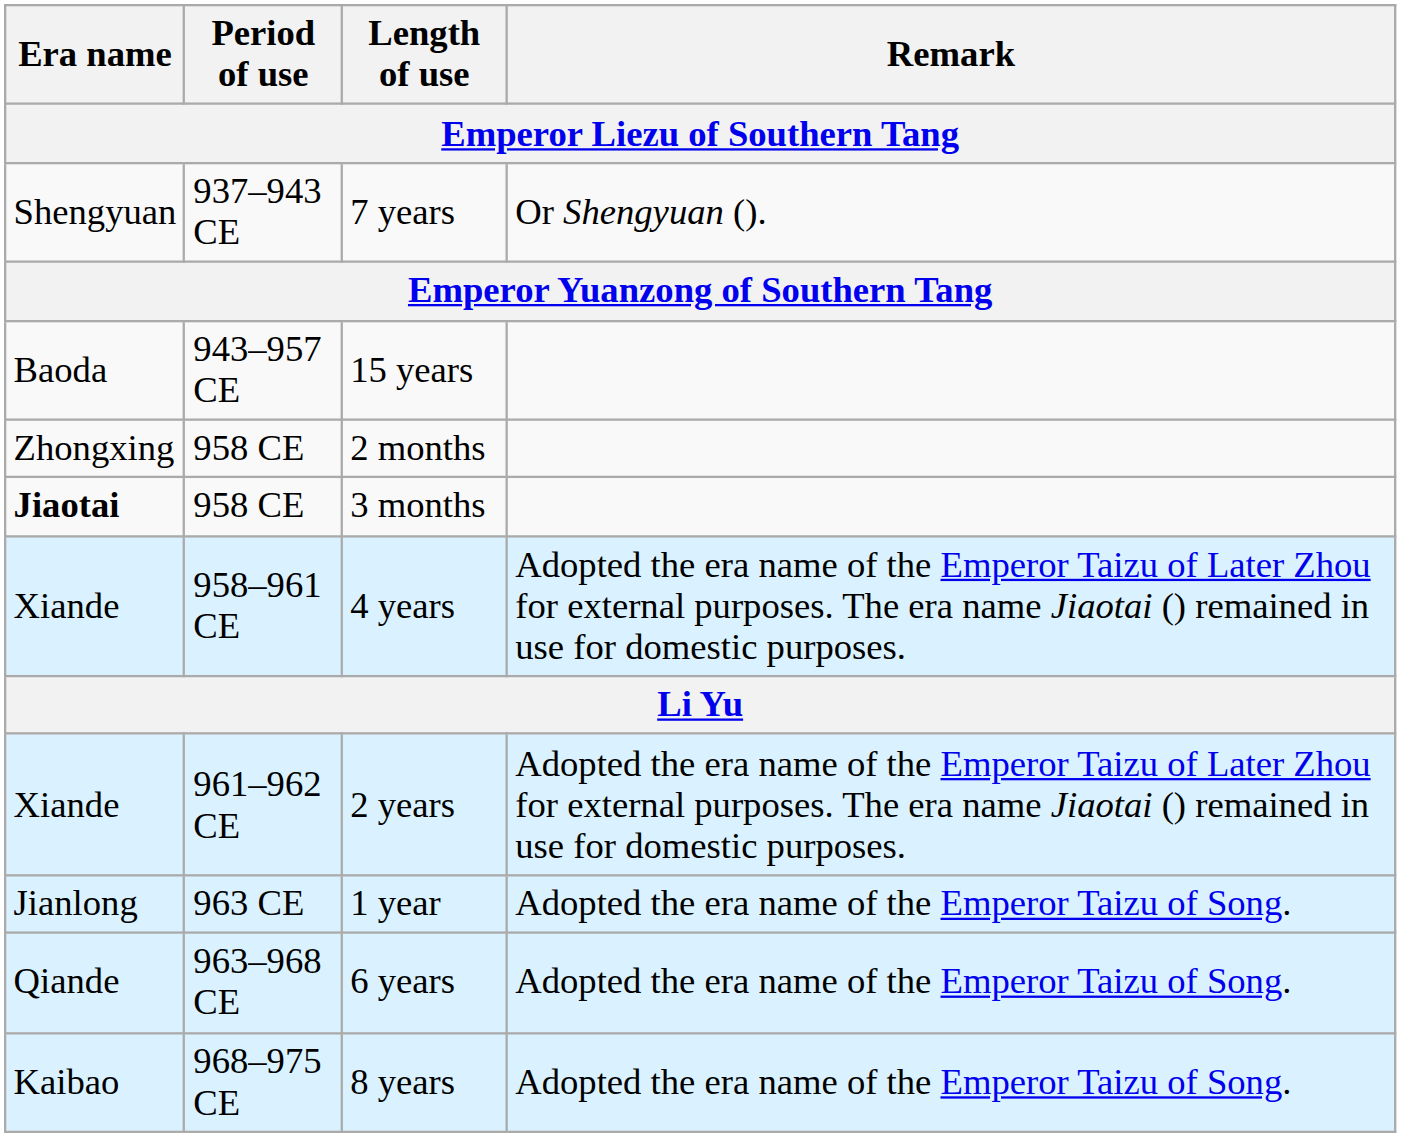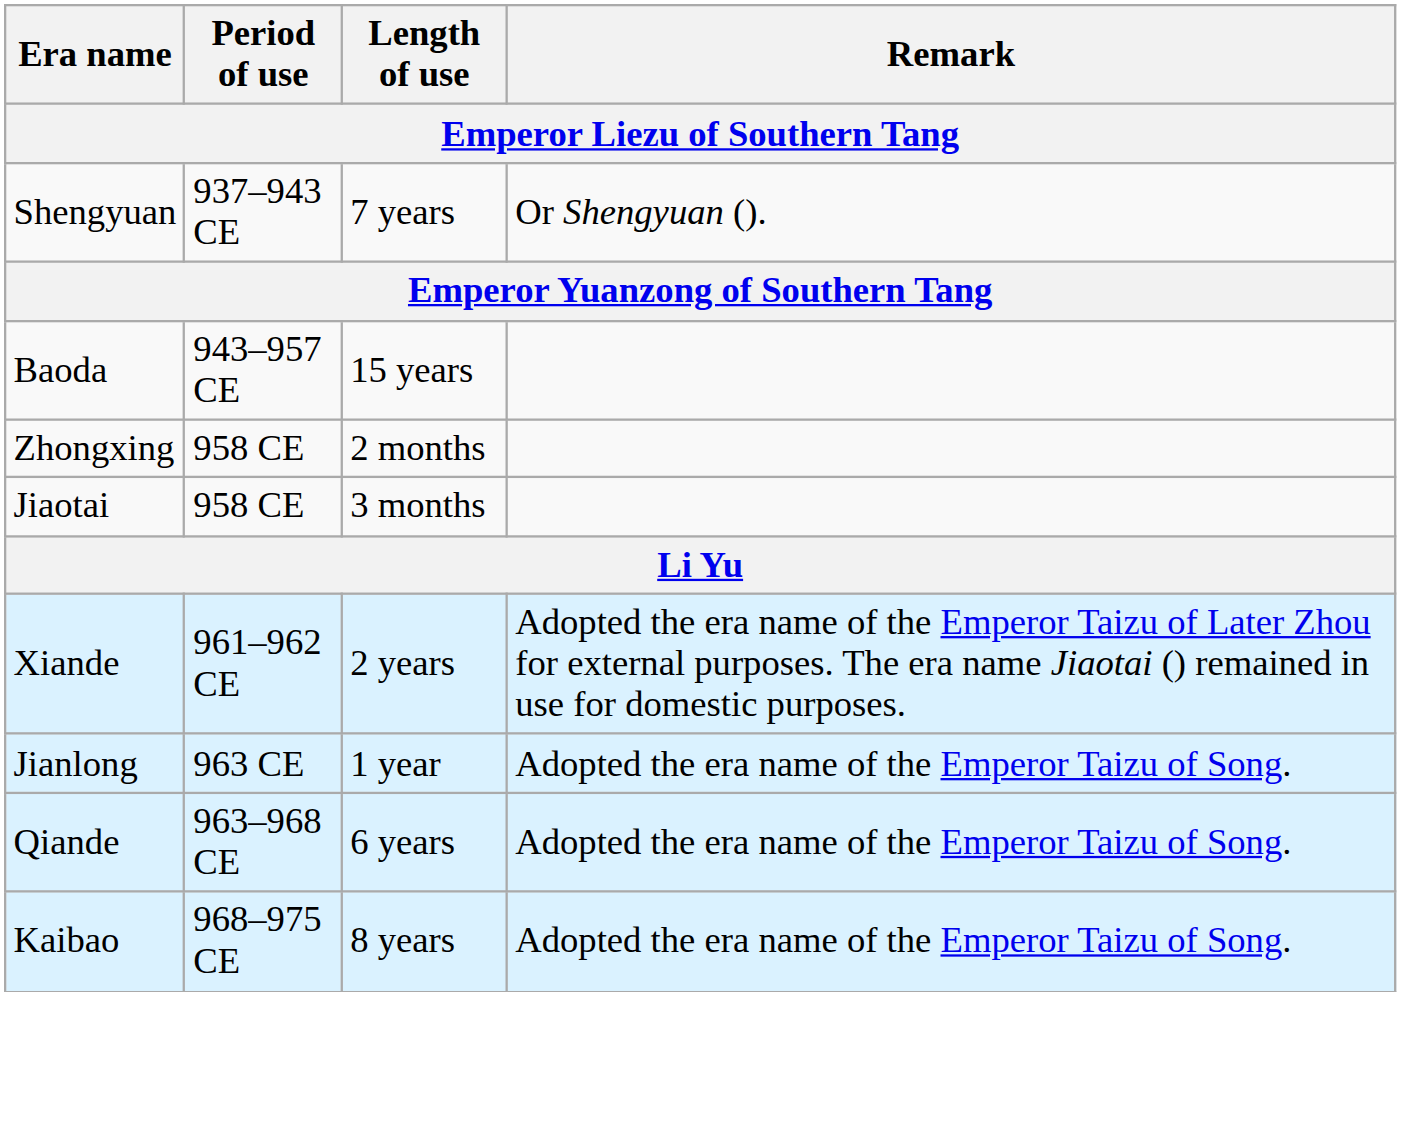(67, 505) bold -> (61, 505) normal
- row: (403, 605)
